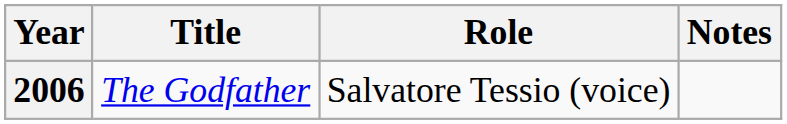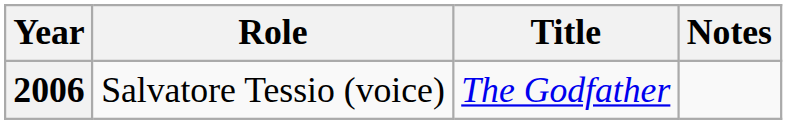columns swapped: (206, 32) <-> (499, 32)
